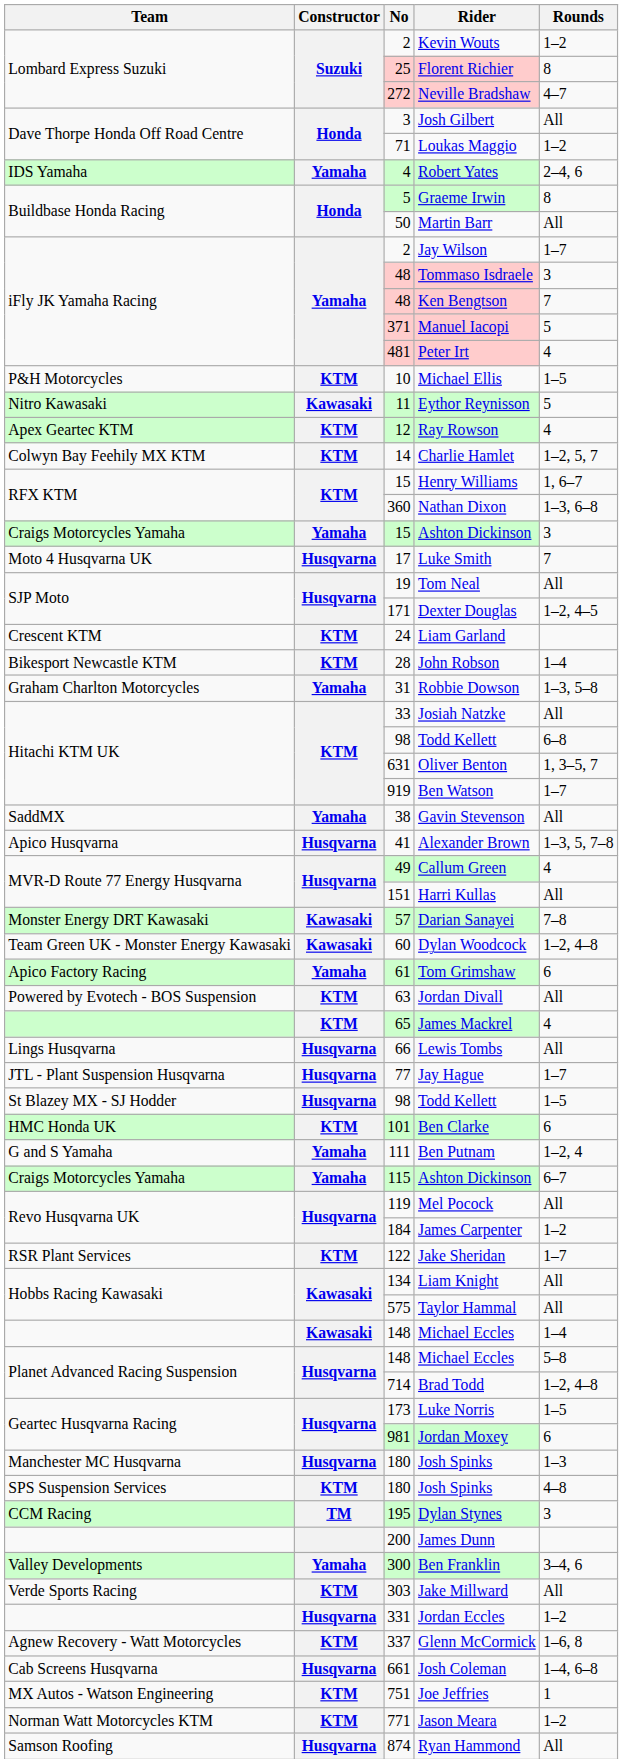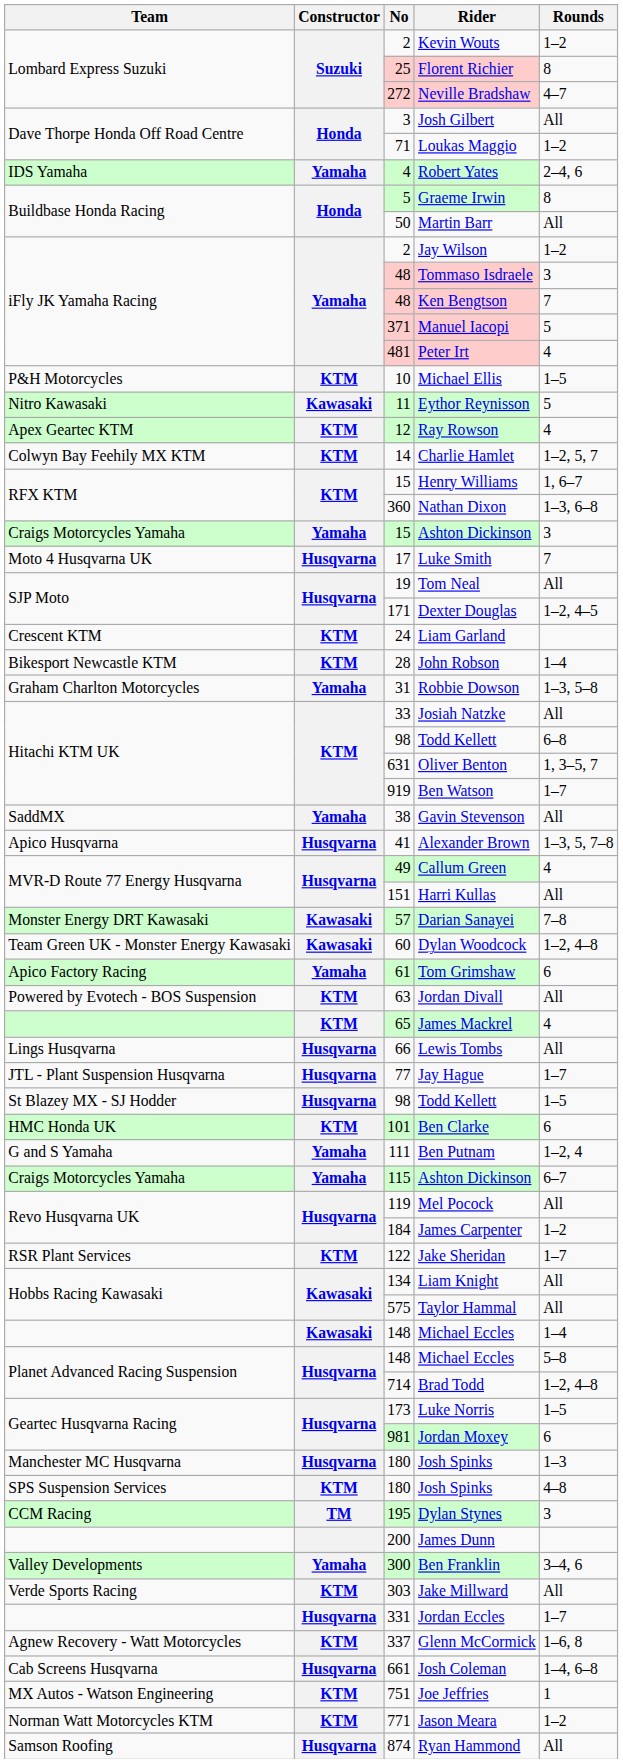(555, 249) 1–7 -> (555, 249) 1–2
(555, 1616) 1–2 -> (555, 1616) 1–7
